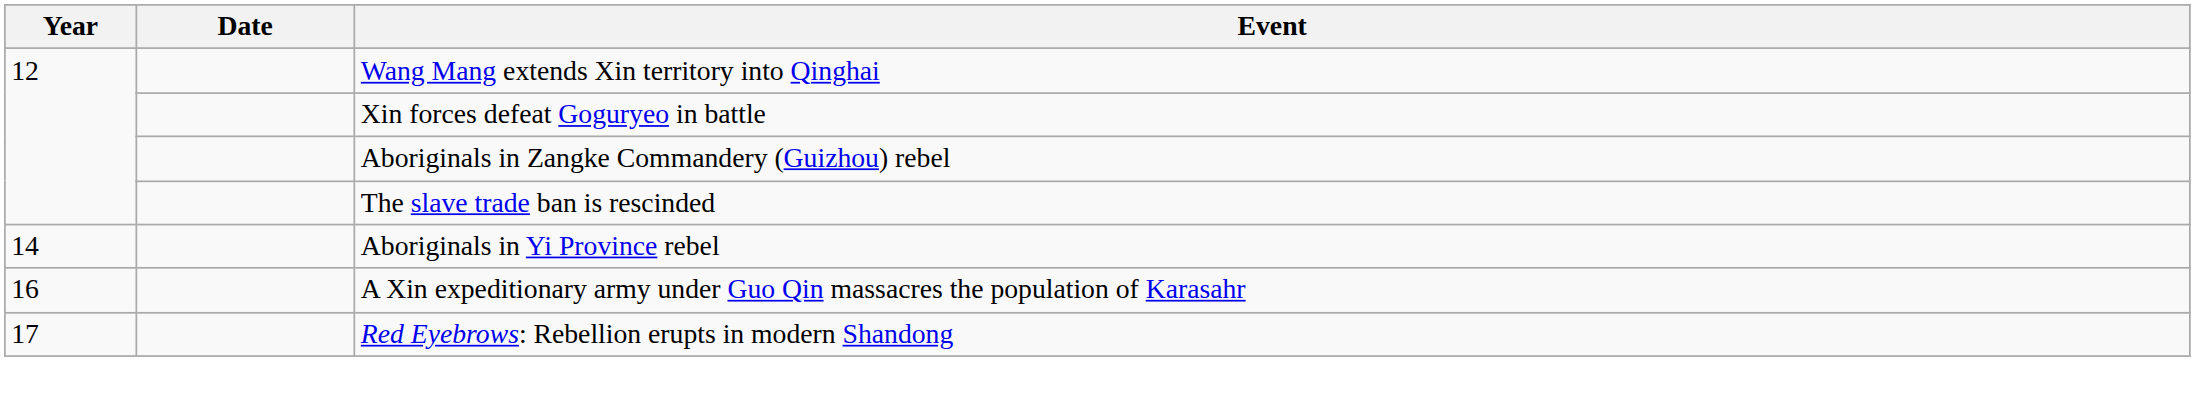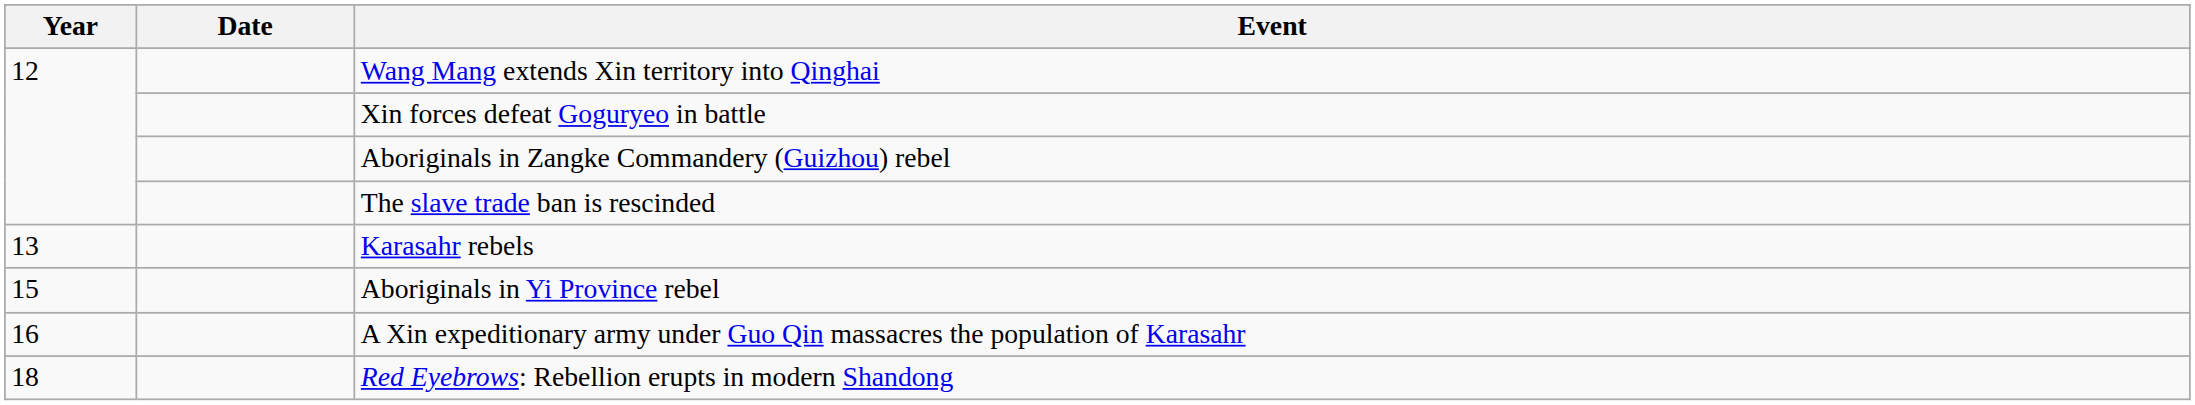+ row: (447, 245)
(25, 245) 14 -> (25, 289) 15
(25, 333) 17 -> (25, 377) 18
